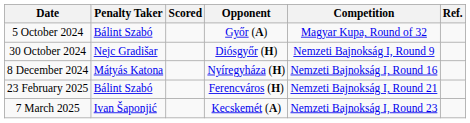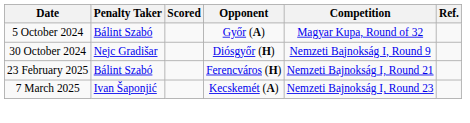- row: (48, 70)
